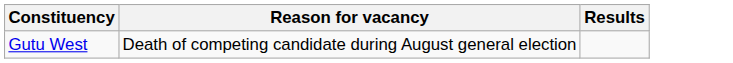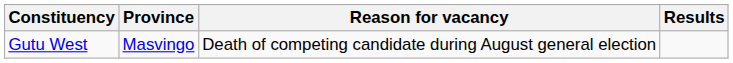+ column: (158, 17)
